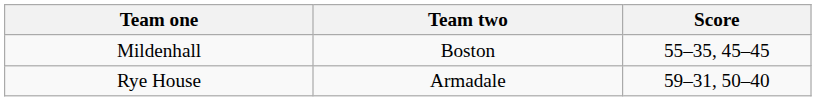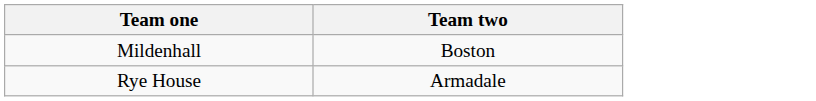- column: (717, 19)
